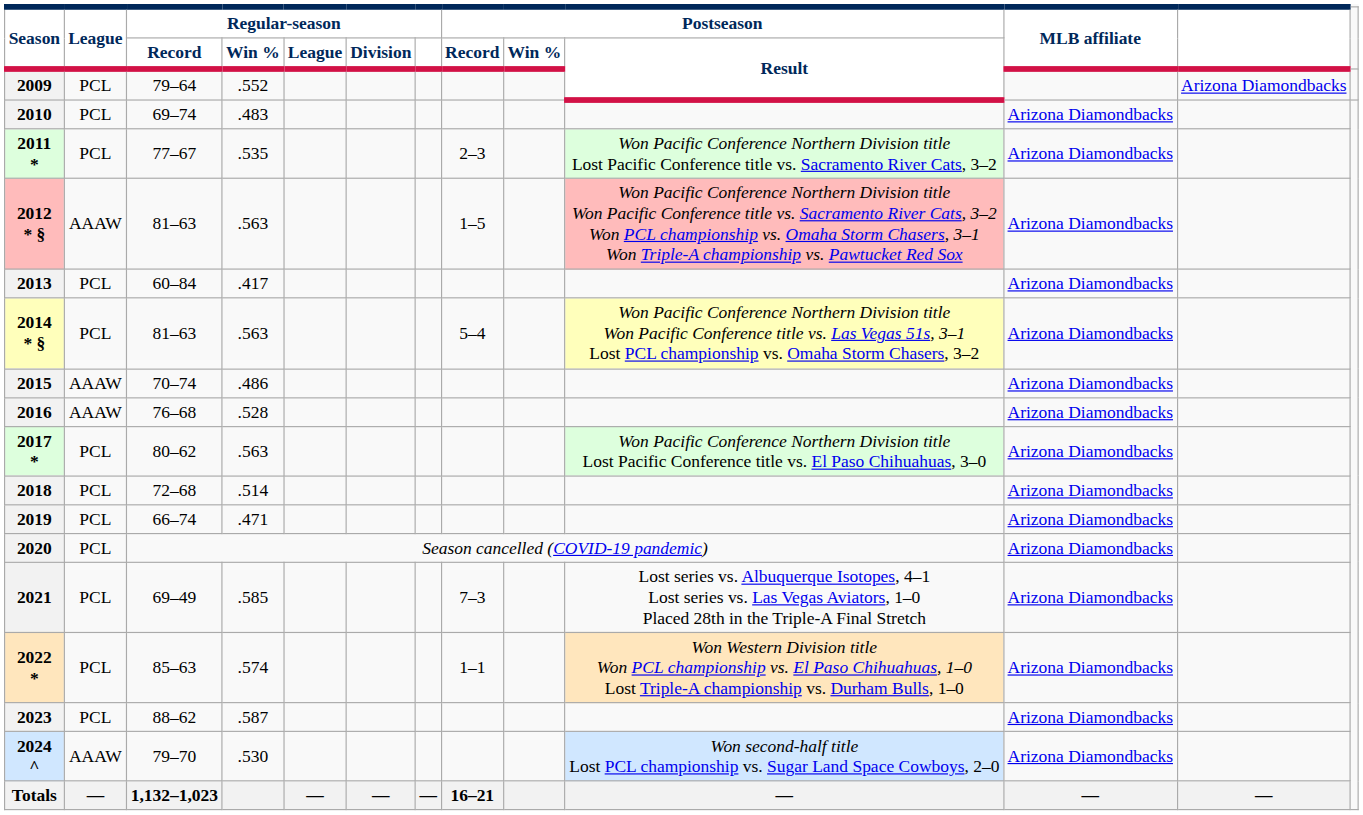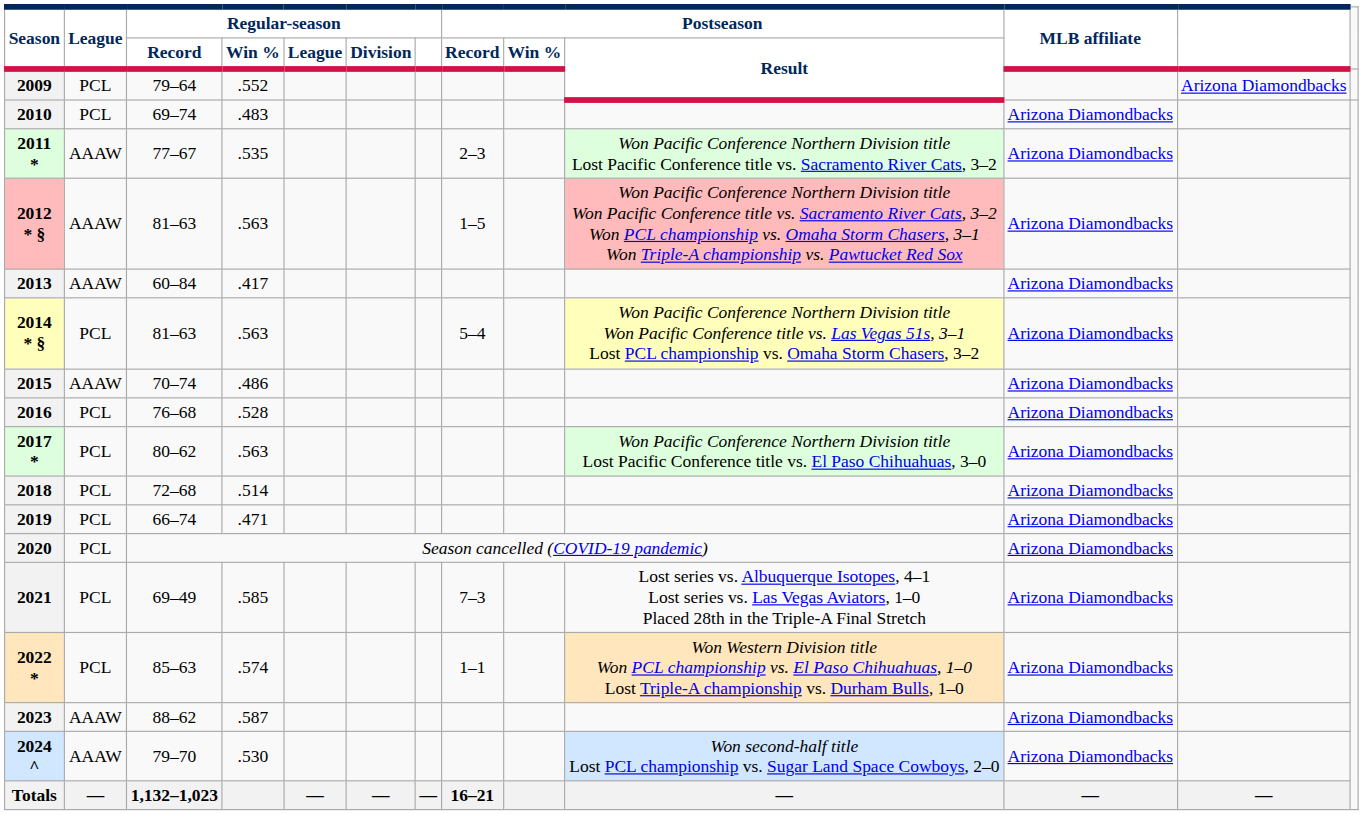(95, 153) PCL -> (95, 153) AAAW
(95, 284) PCL -> (95, 284) AAAW
(95, 411) AAAW -> (95, 411) PCL
(95, 717) PCL -> (95, 717) AAAW
